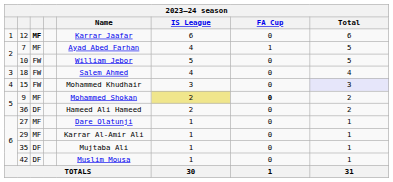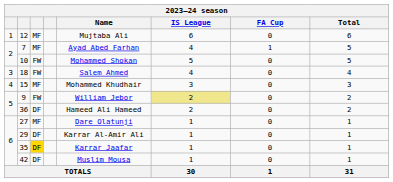(37, 35) bold -> (37, 35) normal
(104, 35) Karrar Jaafar -> (104, 35) Mujtaba Ali
(104, 60) William Jebor -> (104, 60) Mohammed Shokan
(37, 84) FW -> (37, 84) MF
(349, 84) lavender background -> (349, 84) no background
(37, 97) MF -> (37, 97) FW
(104, 97) Mohammed Shokan -> (104, 97) William Jebor
(270, 97) bold -> (270, 97) normal
(37, 134) MF -> (37, 134) DF
(37, 146) no background -> (37, 146) gold background
(104, 146) Mujtaba Ali -> (104, 146) Karrar Jaafar
